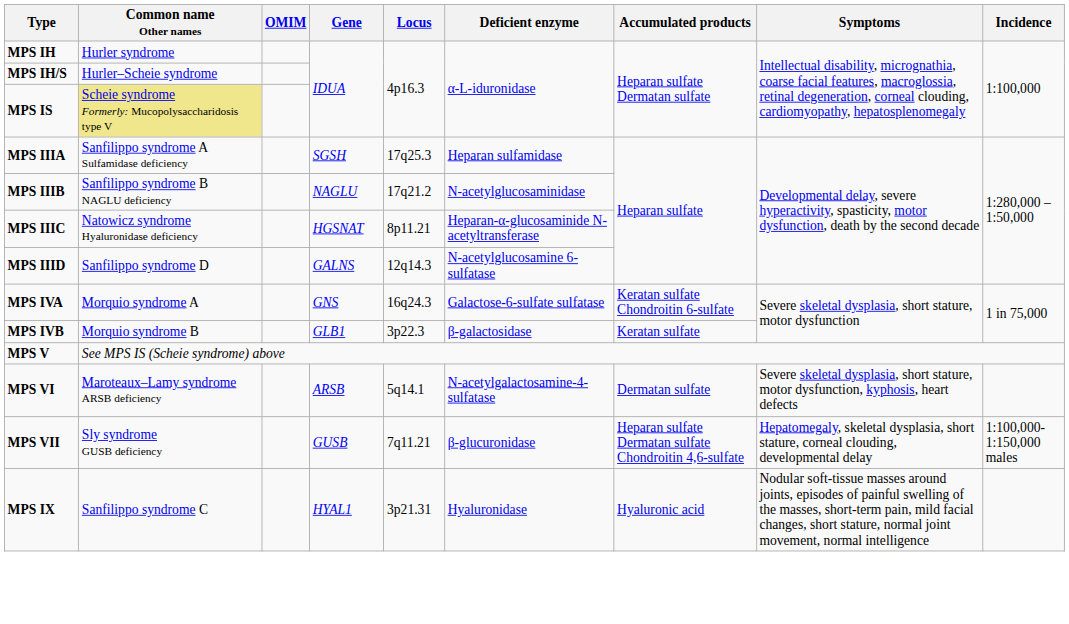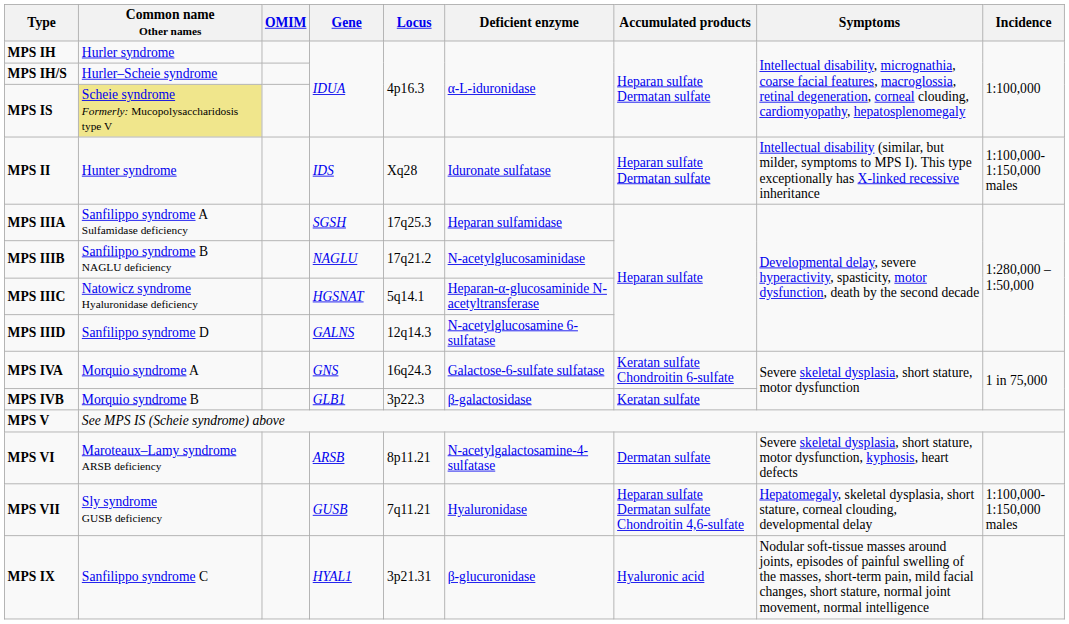+ row: (29, 170)
(409, 228) 8p11.21 -> (406, 296) 5q14.1
(406, 390) 5q14.1 -> (409, 457) 8p11.21
(492, 442) β-glucuronidase -> (487, 509) Hyaluronidase
(487, 509) Hyaluronidase -> (492, 577) β-glucuronidase
